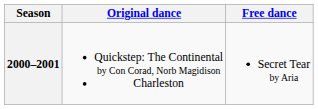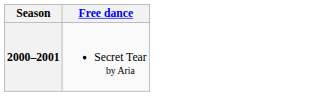- column: (144, 13)
